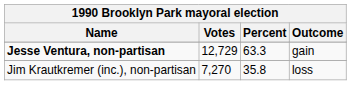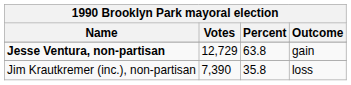(255, 51) 63.3 -> (255, 51) 63.8
(216, 70) 7,270 -> (216, 70) 7,390
